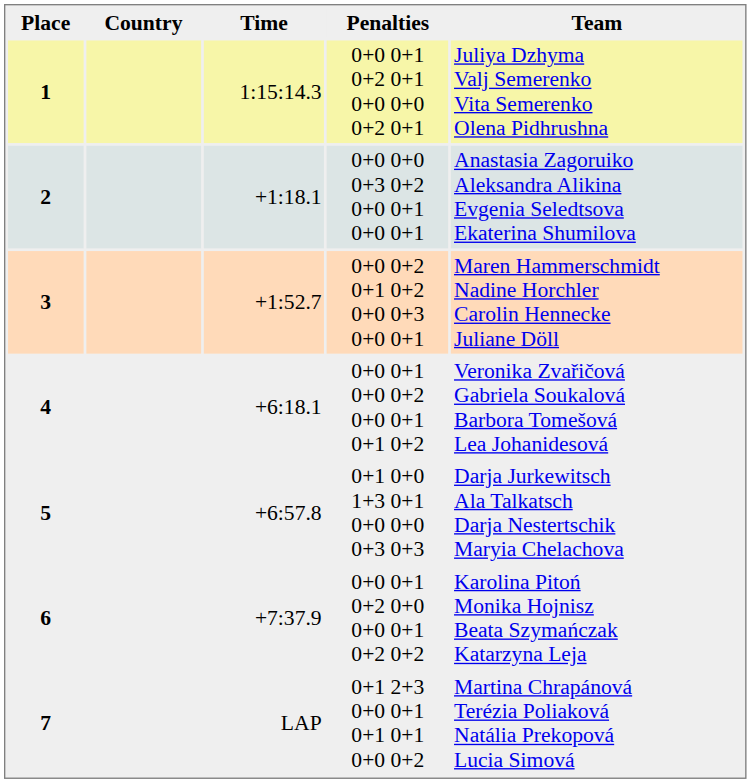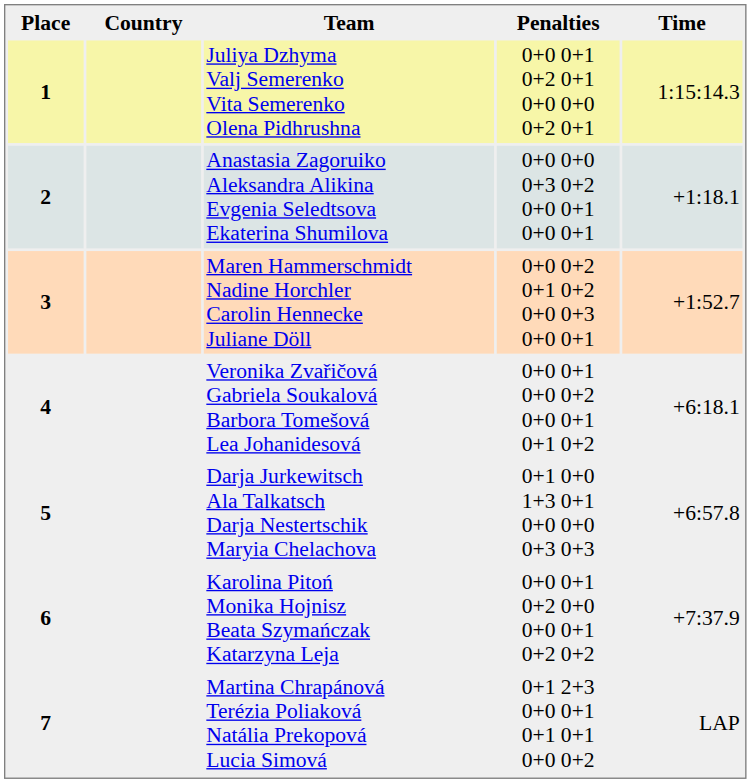columns swapped: (597, 22) <-> (264, 22)
